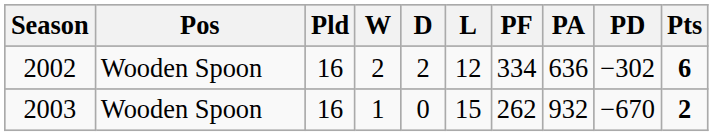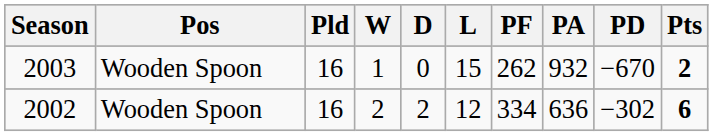rows swapped: (50, 67) <-> (50, 109)
